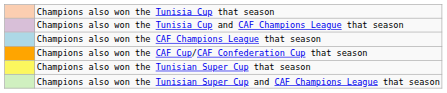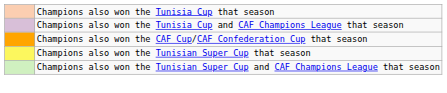- row: (179, 39)
